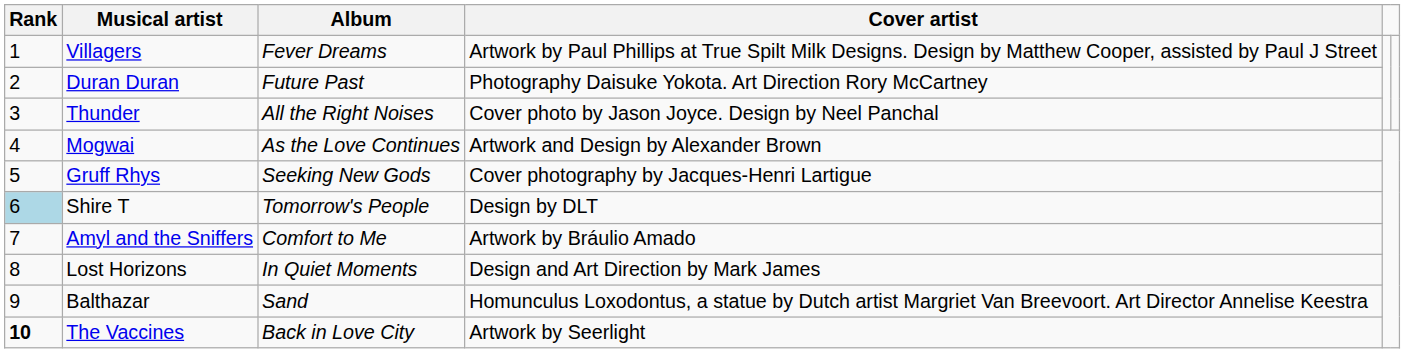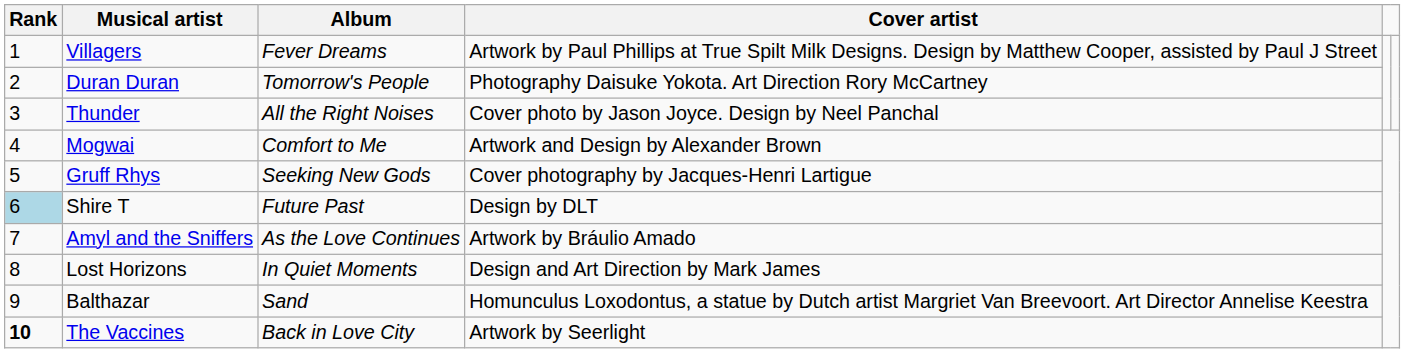(313, 82) Future Past -> (346, 82) Tomorrow's People
(361, 144) As the Love Continues -> (324, 144) Comfort to Me
(346, 207) Tomorrow's People -> (313, 207) Future Past
(324, 238) Comfort to Me -> (361, 238) As the Love Continues
